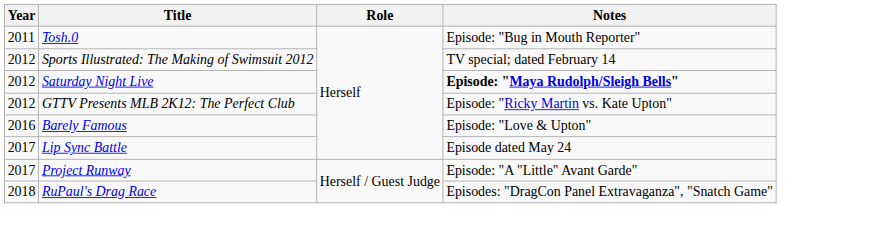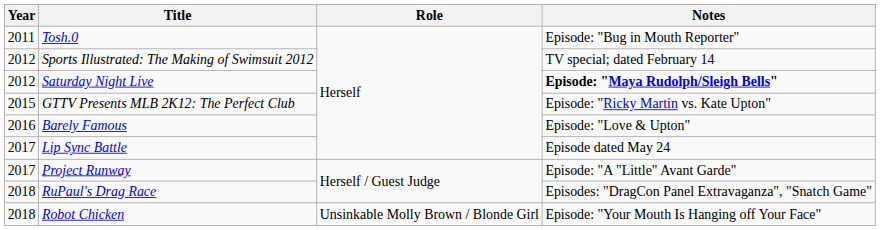(22, 103) 2012 -> (22, 103) 2015
+ row: (83, 214)
